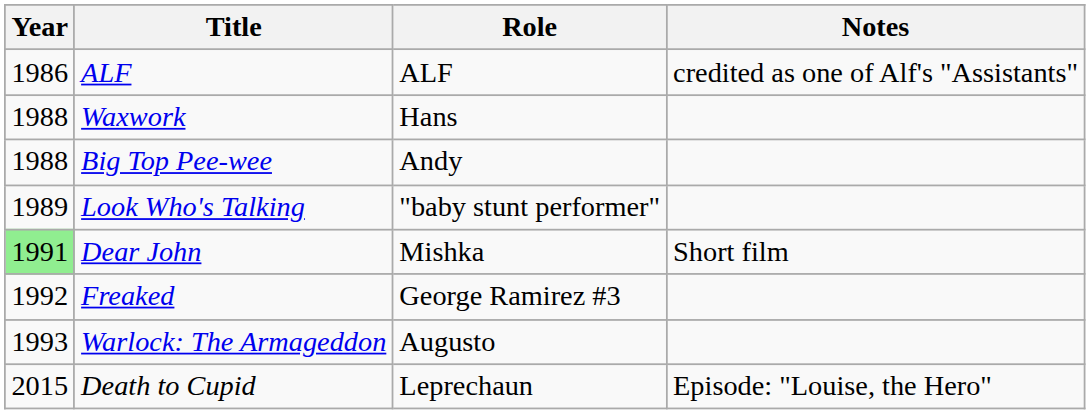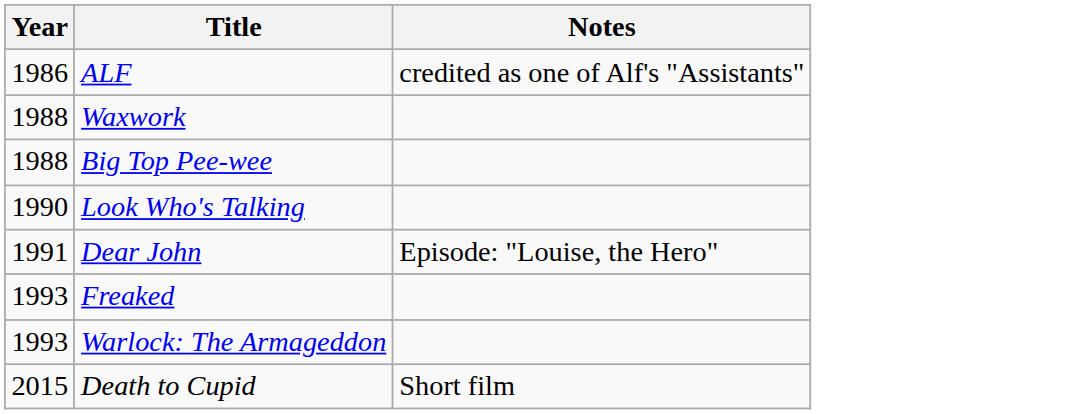- column: (530, 26)
(40, 206) 1989 -> (40, 206) 1990
(40, 251) lightgreen background -> (40, 251) no background
(731, 251) Short film -> (559, 251) Episode: "Louise, the Hero"
(40, 296) 1992 -> (40, 296) 1993
(832, 386) Episode: "Louise, the Hero" -> (457, 386) Short film
